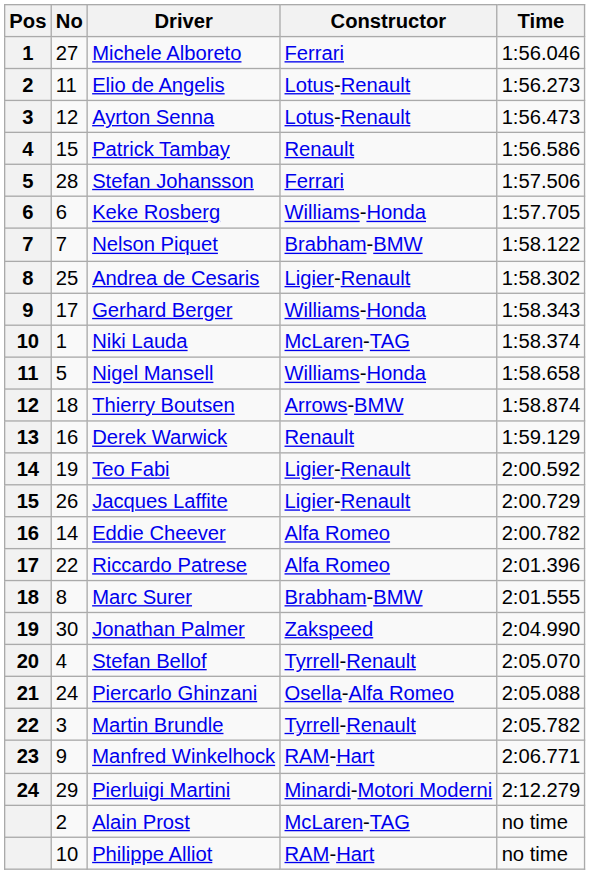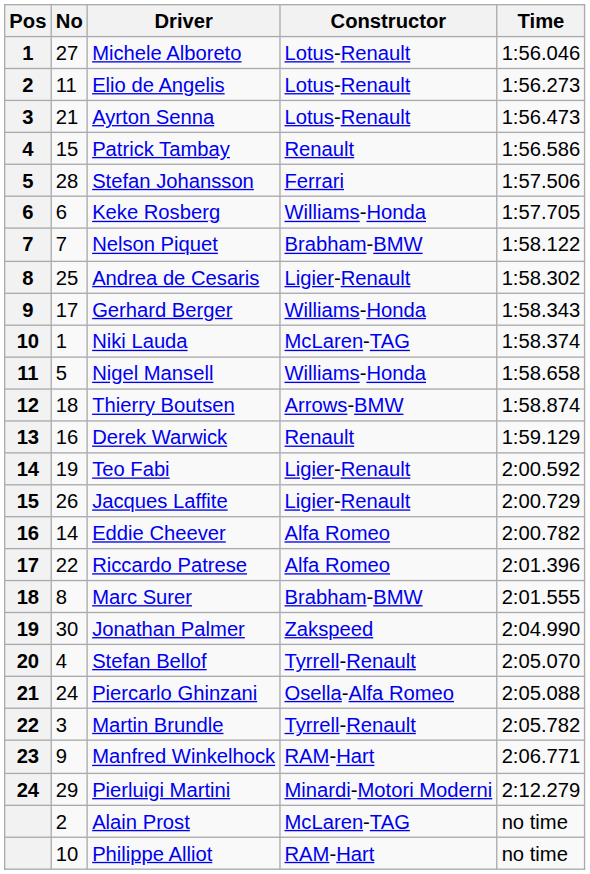(314, 53) Ferrari -> (347, 53) Lotus-Renault
(67, 117) 12 -> (67, 117) 21
